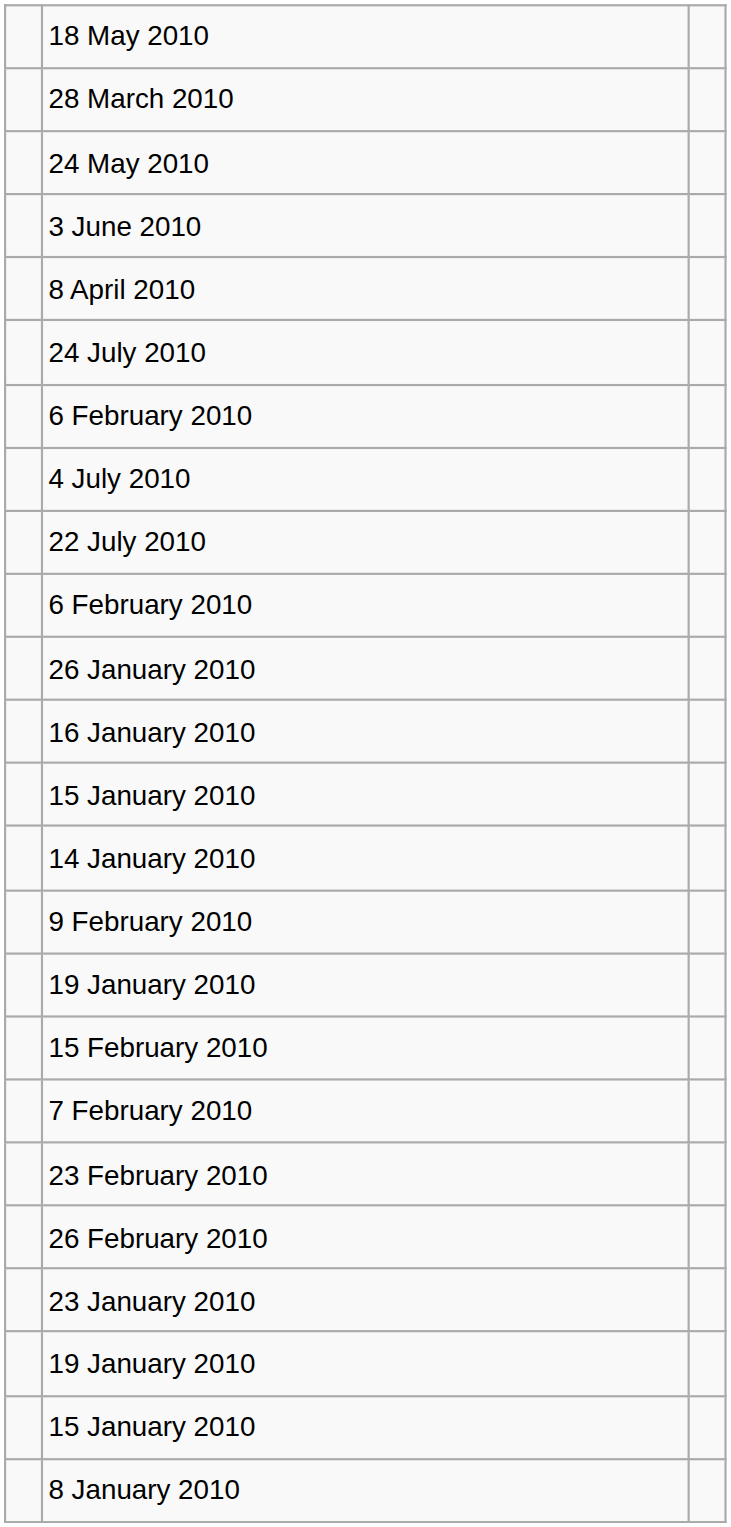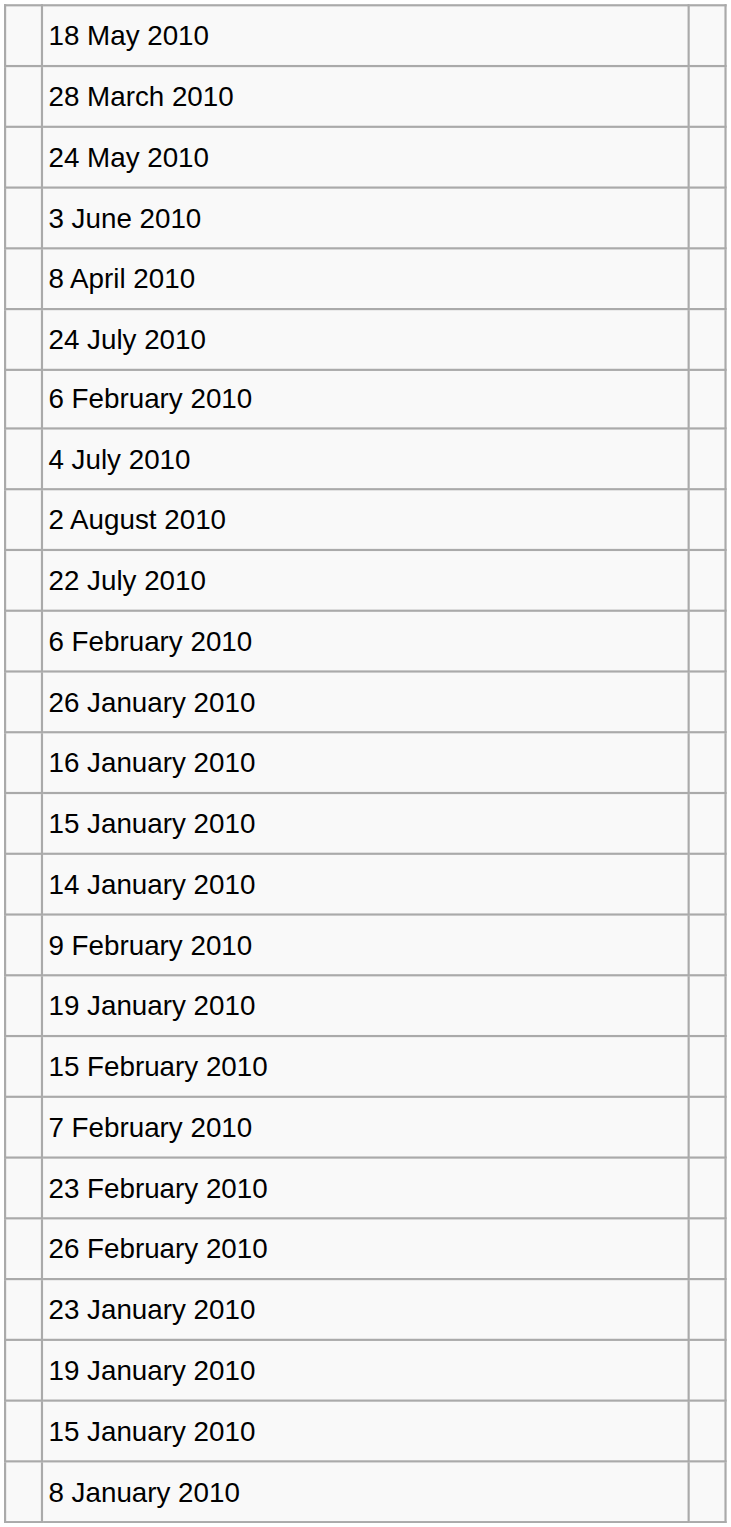+ row: (23, 520)
